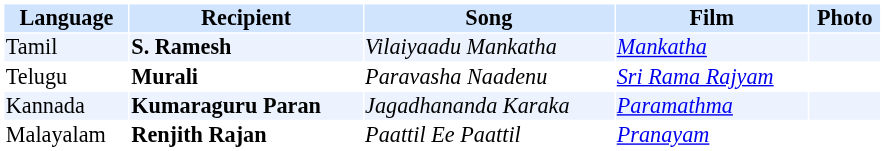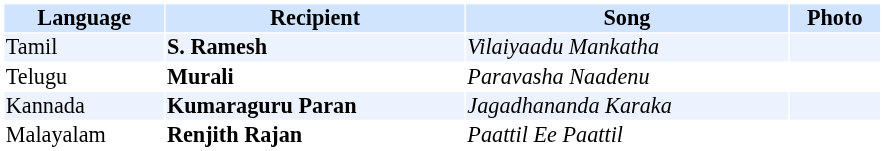- column: (712, 18)
